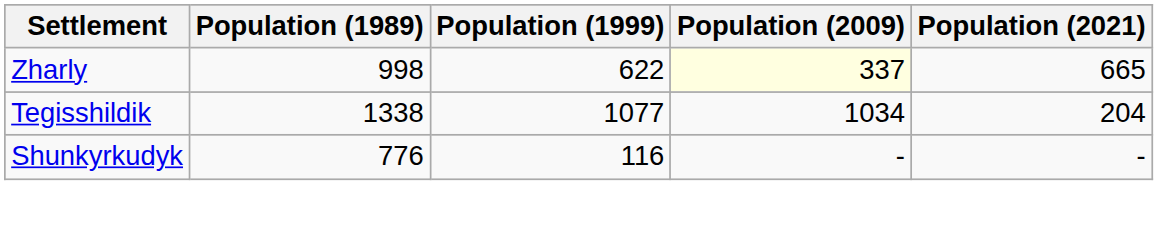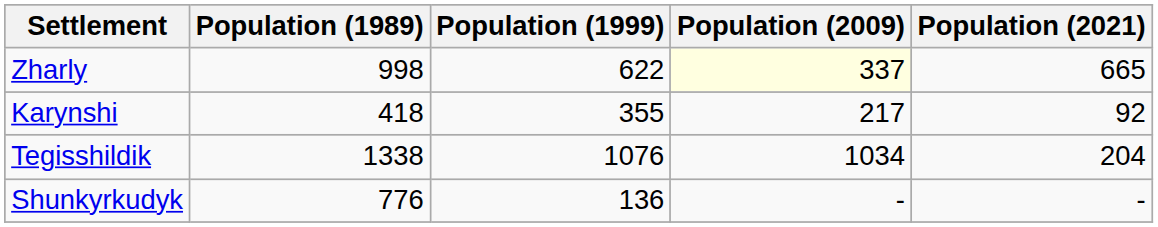+ row: (64, 112)
(634, 112) 1077 -> (634, 156) 1076
(643, 156) 116 -> (641, 199) 136
